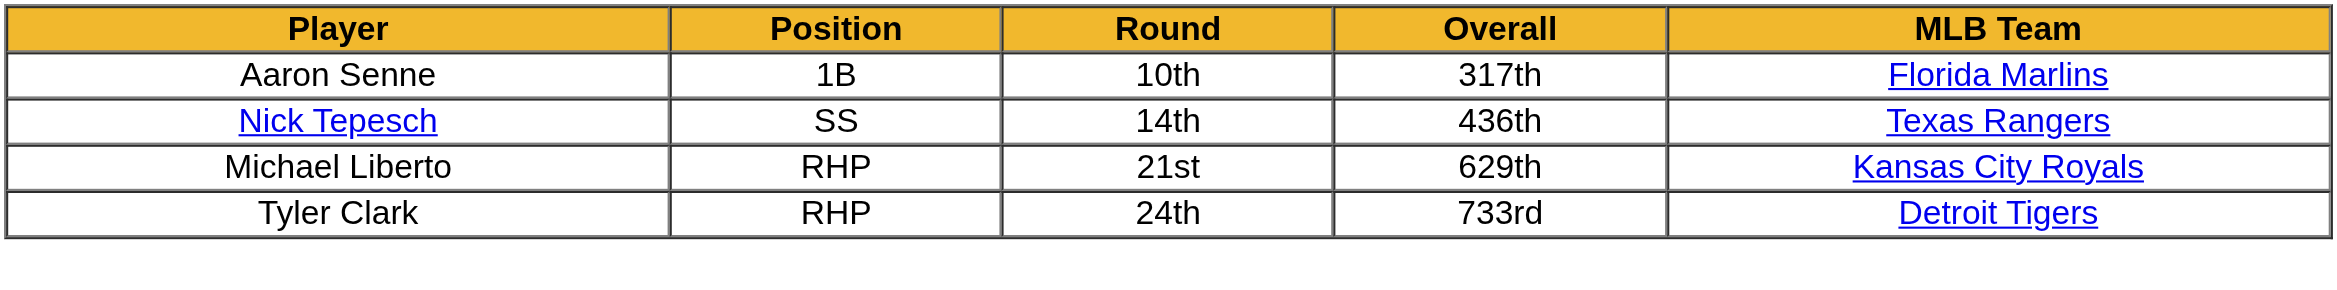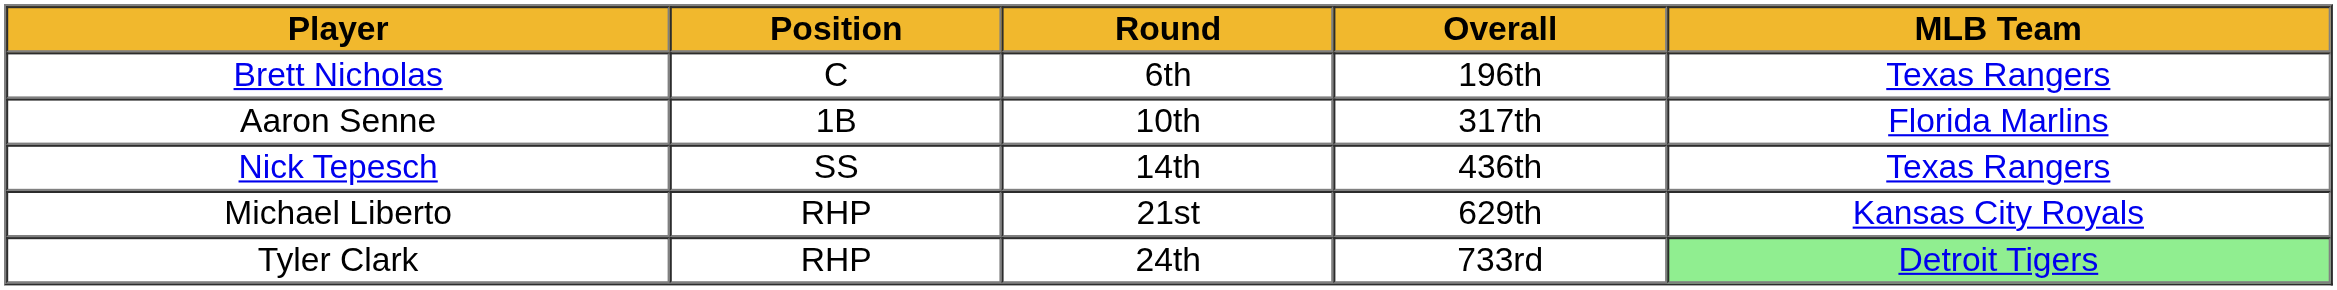+ row: (338, 74)
(1998, 213) no background -> (1998, 259) lightgreen background
